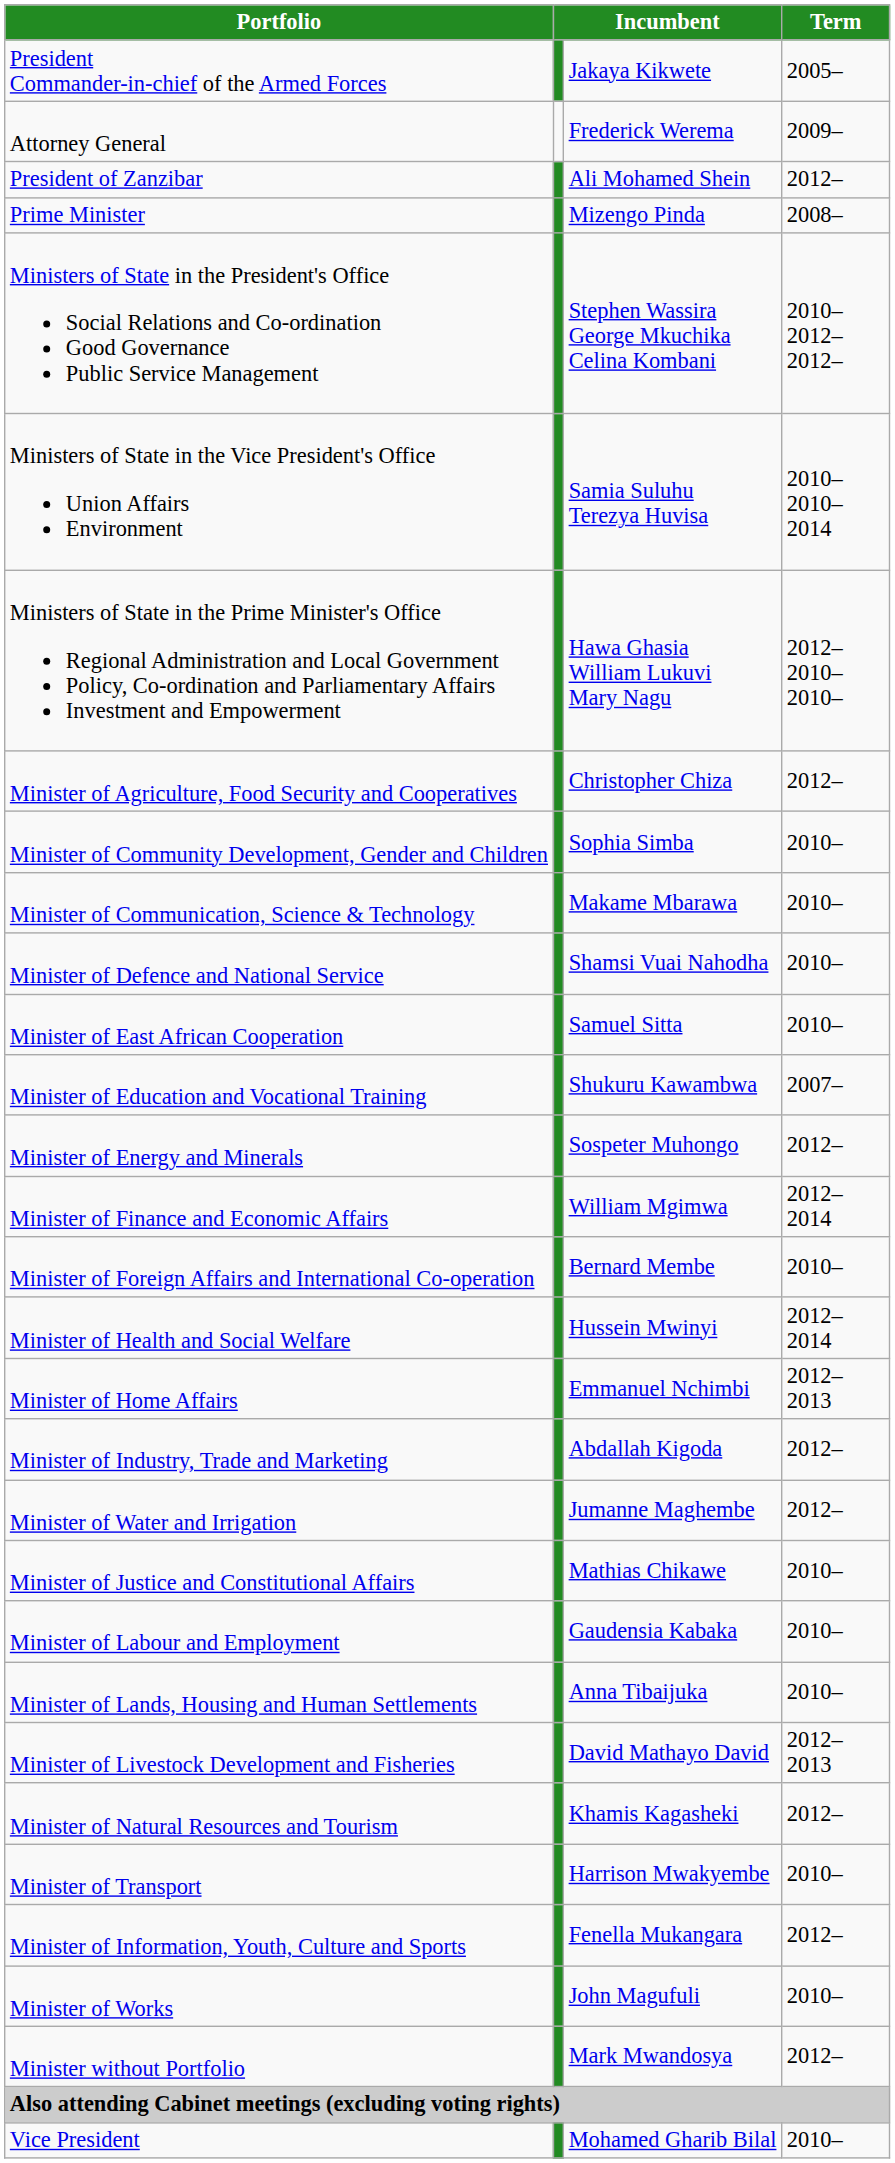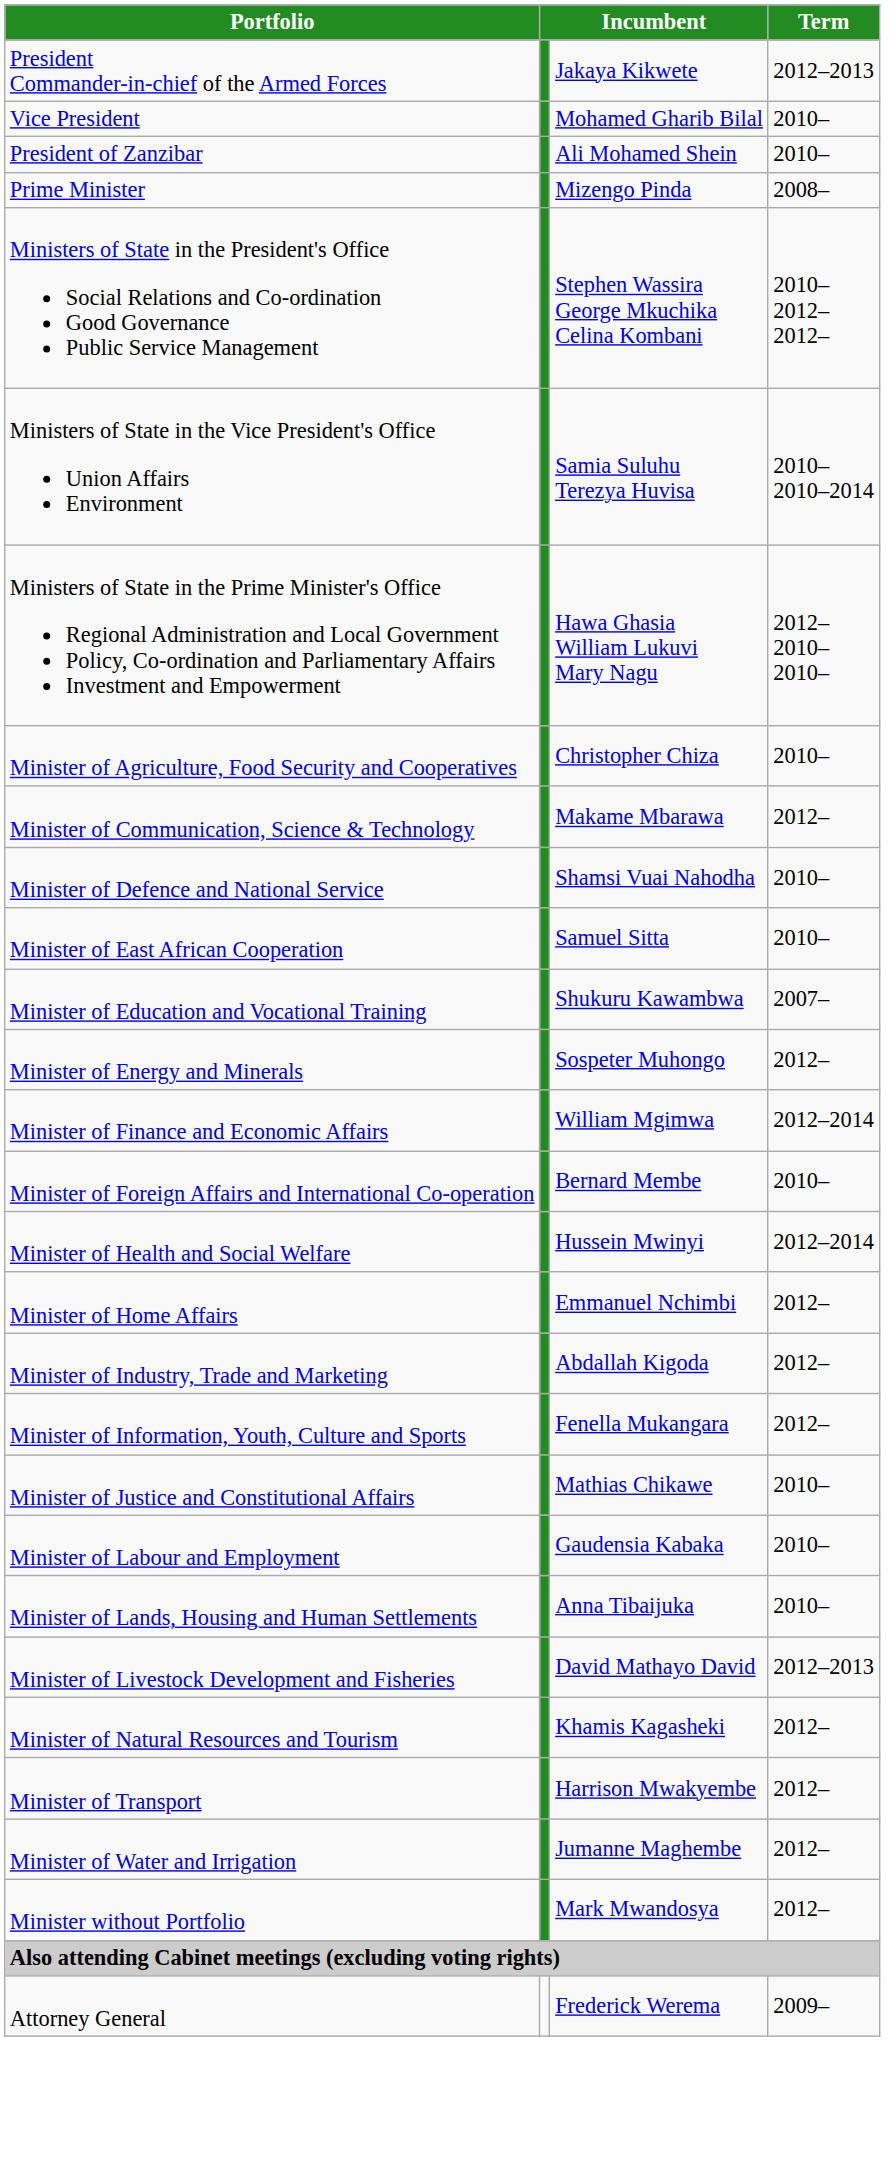(815, 70) 2005– -> (824, 70) 2012–2013
rows swapped: (75, 2139) <-> (88, 143)
(815, 179) 2012– -> (801, 154) 2010–
(815, 781) 2012– -> (801, 755) 2010–
- row: (279, 854)
(815, 902) 2010– -> (801, 816) 2012–
(815, 1388) 2012–2013 -> (801, 1302) 2012–
rows swapped: (238, 1947) <-> (153, 1522)
(815, 1874) 2010– -> (801, 1788) 2012–
- row: (92, 2008)
